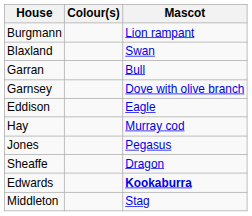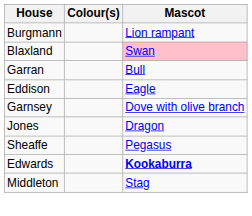(140, 51) no background -> (140, 51) pink background
rows swapped: (29, 88) <-> (28, 107)
- row: (18, 126)
(148, 145) Pegasus -> (145, 126) Dragon
(145, 164) Dragon -> (148, 145) Pegasus
